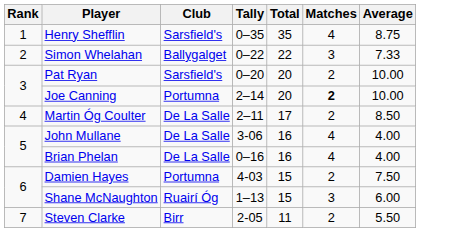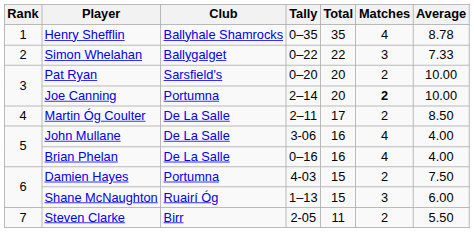(193, 34) Sarsfield's -> (223, 34) Ballyhale Shamrocks
(388, 34) 8.75 -> (441, 34) 8.78
